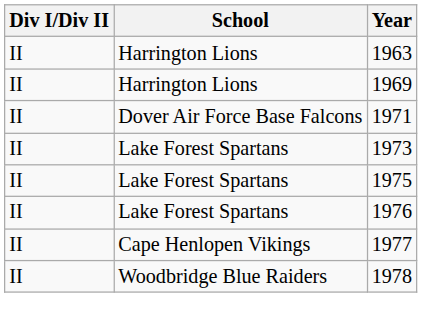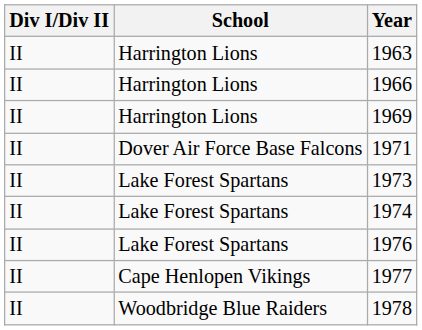+ row: (392, 84)
+ row: (392, 212)
- row: (392, 180)
